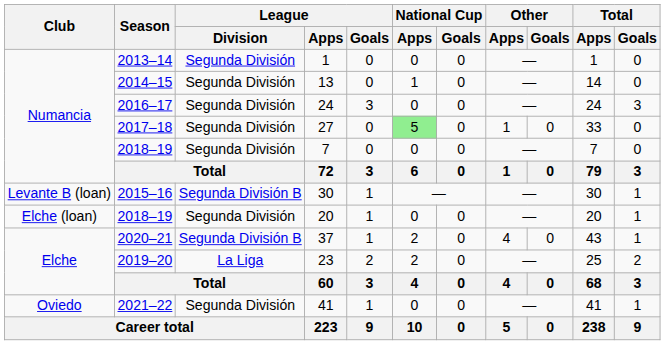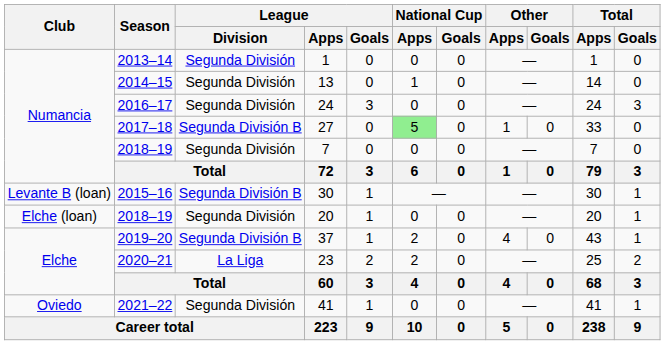(240, 127) Segunda División -> (240, 127) Segunda División B
(145, 238) 2020–21 -> (145, 238) 2019–20
(145, 261) 2019–20 -> (145, 261) 2020–21
